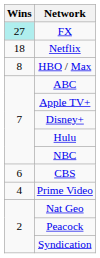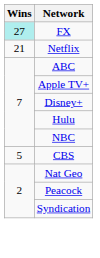(19, 48) 18 -> (19, 48) 21
- row: (65, 66)
(19, 173) 6 -> (19, 155) 5
- row: (65, 191)
